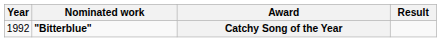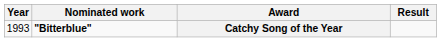(18, 28) 1992 -> (18, 28) 1993
